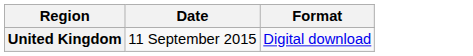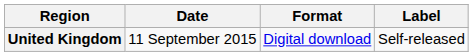+ column: (421, 16)
